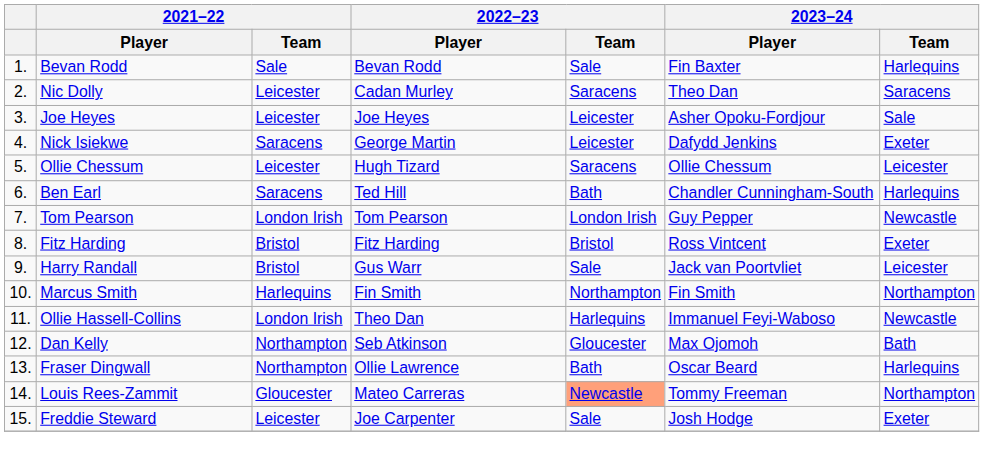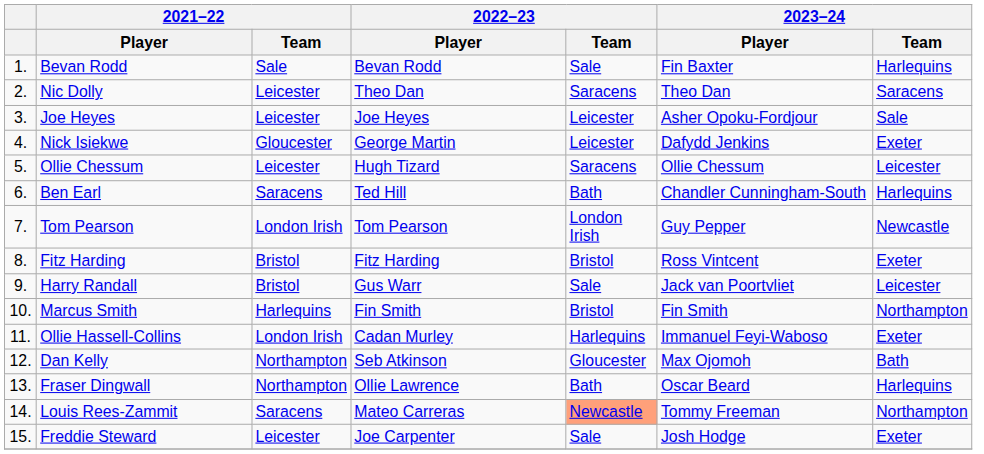(404, 92) Cadan Murley -> (389, 92) Theo Dan
(289, 142) Saracens -> (294, 142) Gloucester
(615, 293) Northampton -> (591, 311) Bristol
(389, 318) Theo Dan -> (404, 336) Cadan Murley
(920, 318) Newcastle -> (899, 336) Exeter
(294, 393) Gloucester -> (289, 411) Saracens
